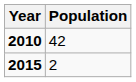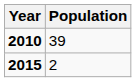(57, 40) 42 -> (57, 40) 39
